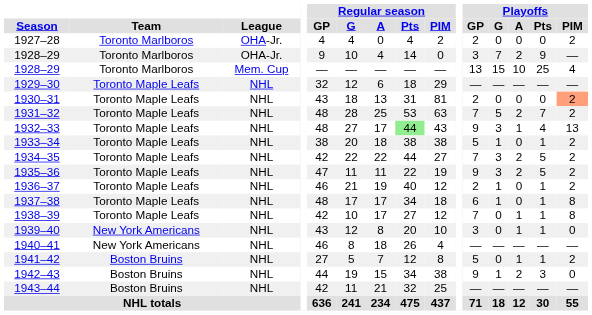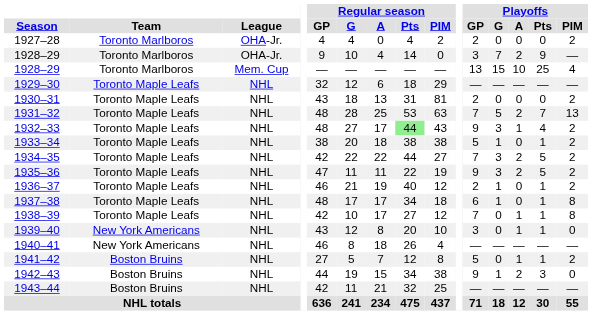(572, 99) lightsalmon background -> (572, 99) no background
(572, 113) 2 -> (572, 113) 13
(572, 128) 13 -> (572, 128) 2
